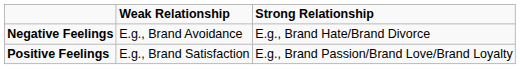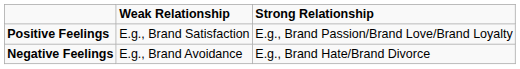rows swapped: (58, 53) <-> (60, 34)
